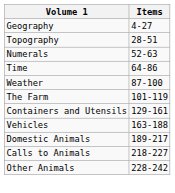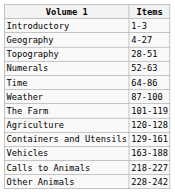+ row: (38, 26)
+ row: (35, 125)
- row: (48, 139)
